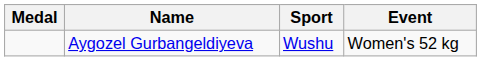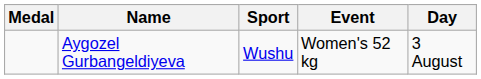+ column: (442, 18)
